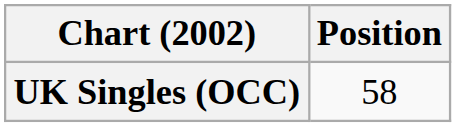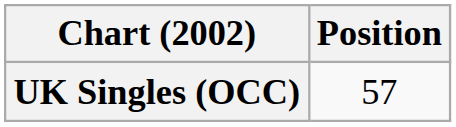(379, 90) 58 -> (379, 90) 57
